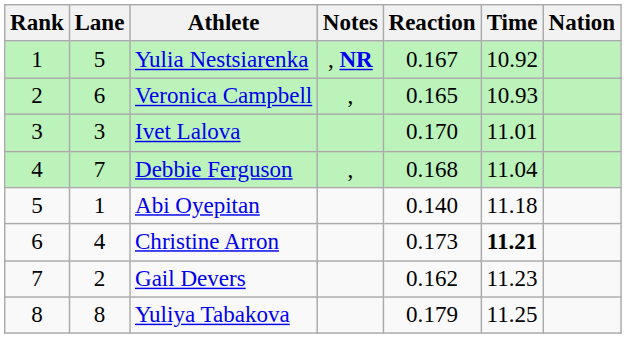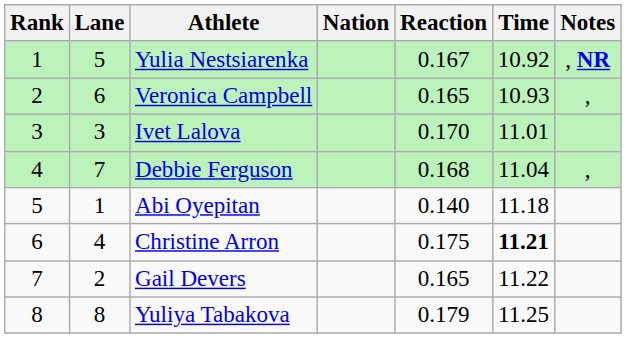columns swapped: (582, 22) <-> (350, 22)
(432, 242) 0.173 -> (444, 242) 0.175
(432, 278) 0.162 -> (444, 278) 0.165
(512, 278) 11.23 -> (524, 278) 11.22
